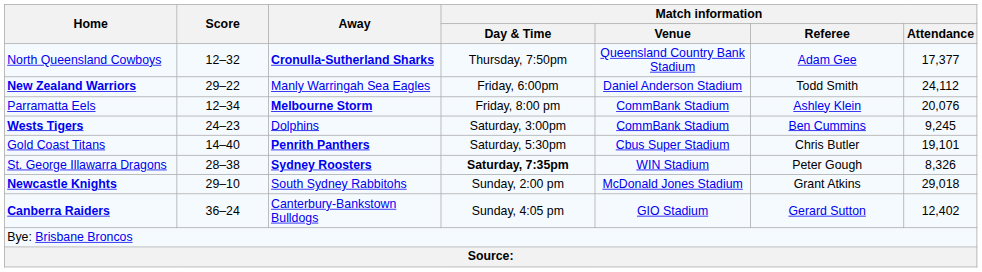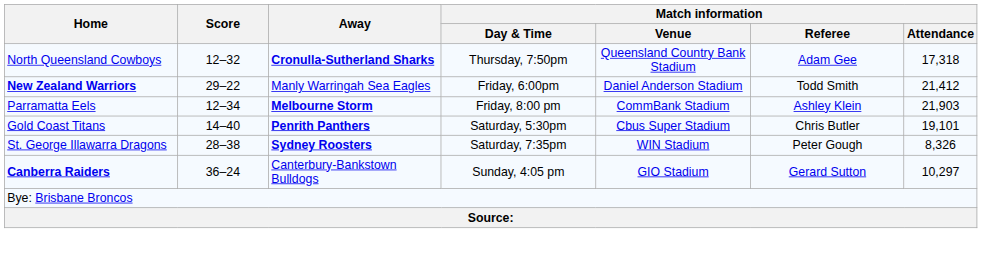(940, 60) 17,377 -> (940, 60) 17,318
(940, 86) 24,112 -> (940, 86) 21,412
(940, 106) 20,076 -> (940, 106) 21,903
- row: (45, 125)
(518, 164) bold -> (518, 145) normal
- row: (62, 184)
(940, 210) 12,402 -> (940, 171) 10,297
